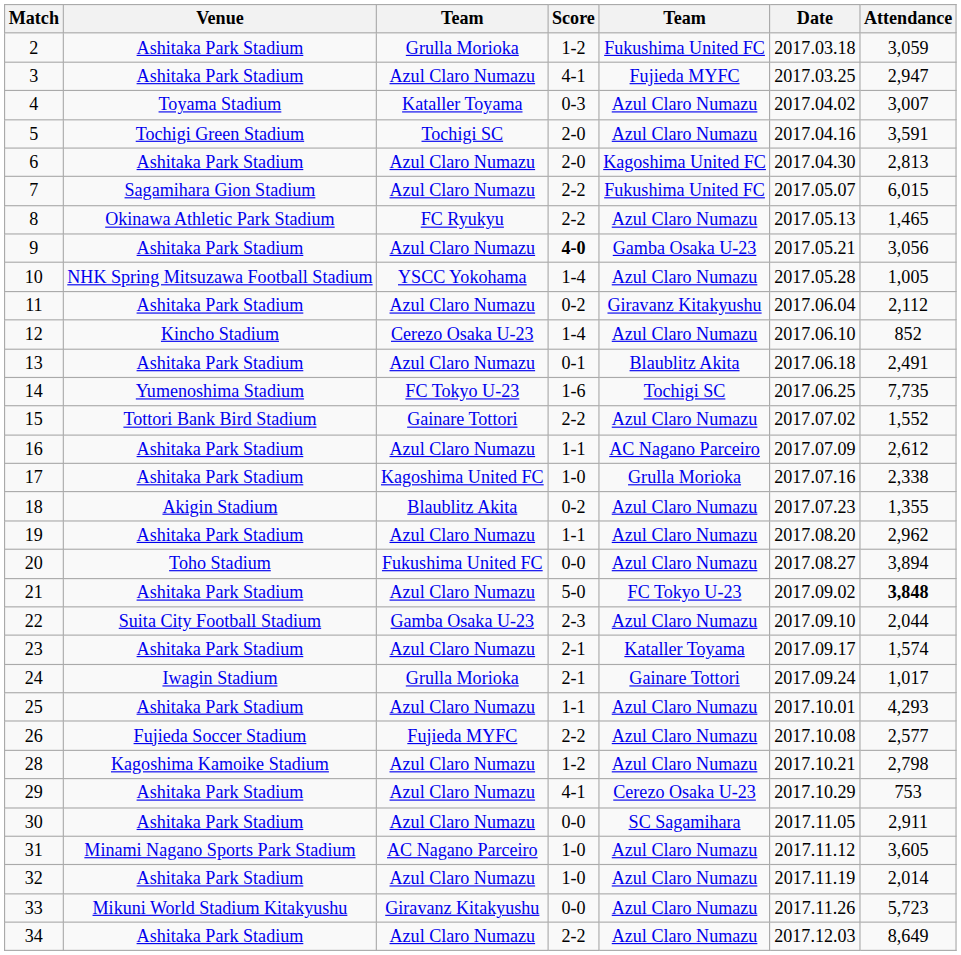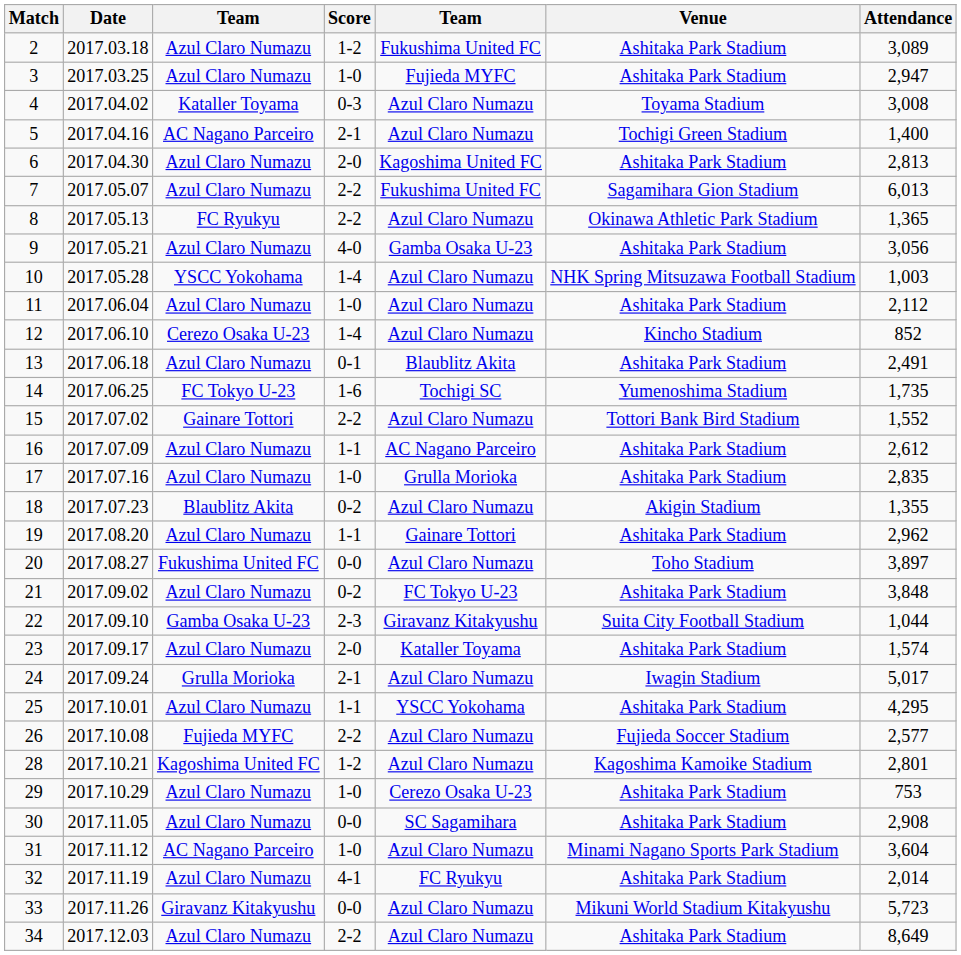columns swapped: (815, 18) <-> (220, 18)
(462, 47) Grulla Morioka -> (238, 47) Azul Claro Numazu
(908, 47) 3,059 -> (908, 47) 3,089
(573, 76) 4-1 -> (349, 76) 1-0
(908, 104) 3,007 -> (908, 104) 3,008
(462, 133) Tochigi SC -> (238, 133) AC Nagano Parceiro
(573, 133) 2-0 -> (349, 133) 2-1
(908, 133) 3,591 -> (908, 133) 1,400
(908, 190) 6,015 -> (908, 190) 6,013
(908, 219) 1,465 -> (908, 219) 1,365
(573, 248) bold -> (349, 248) normal
(908, 276) 1,005 -> (908, 276) 1,003
(573, 305) 0-2 -> (349, 305) 1-0
(685, 305) Giravanz Kitakyushu -> (461, 305) Azul Claro Numazu
(908, 391) 7,735 -> (908, 391) 1,735
(462, 477) Kagoshima United FC -> (238, 477) Azul Claro Numazu
(908, 477) 2,338 -> (908, 477) 2,835
(685, 534) Azul Claro Numazu -> (461, 534) Gainare Tottori
(908, 563) 3,894 -> (908, 563) 3,897
(573, 592) 5-0 -> (349, 592) 0-2
(908, 592) bold -> (908, 592) normal
(685, 620) Azul Claro Numazu -> (461, 620) Giravanz Kitakyushu
(908, 620) 2,044 -> (908, 620) 1,044
(573, 649) 2-1 -> (349, 649) 2-0
(685, 678) Gainare Tottori -> (461, 678) Azul Claro Numazu
(908, 678) 1,017 -> (908, 678) 5,017
(685, 707) Azul Claro Numazu -> (461, 707) YSCC Yokohama
(908, 707) 4,293 -> (908, 707) 4,295
(462, 764) Azul Claro Numazu -> (238, 764) Kagoshima United FC
(908, 764) 2,798 -> (908, 764) 2,801
(573, 793) 4-1 -> (349, 793) 1-0
(908, 821) 2,911 -> (908, 821) 2,908
(908, 850) 3,605 -> (908, 850) 3,604
(573, 879) 1-0 -> (349, 879) 4-1
(685, 879) Azul Claro Numazu -> (461, 879) FC Ryukyu
